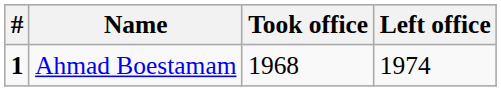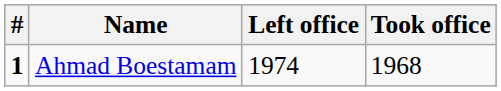columns swapped: (308, 24) <-> (435, 24)
